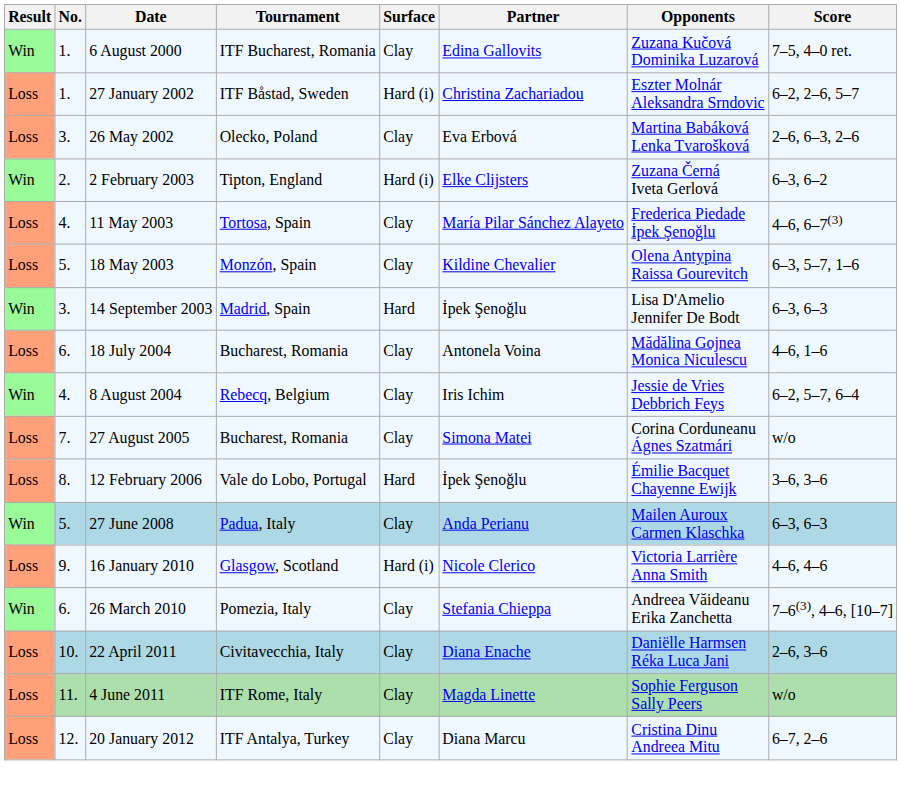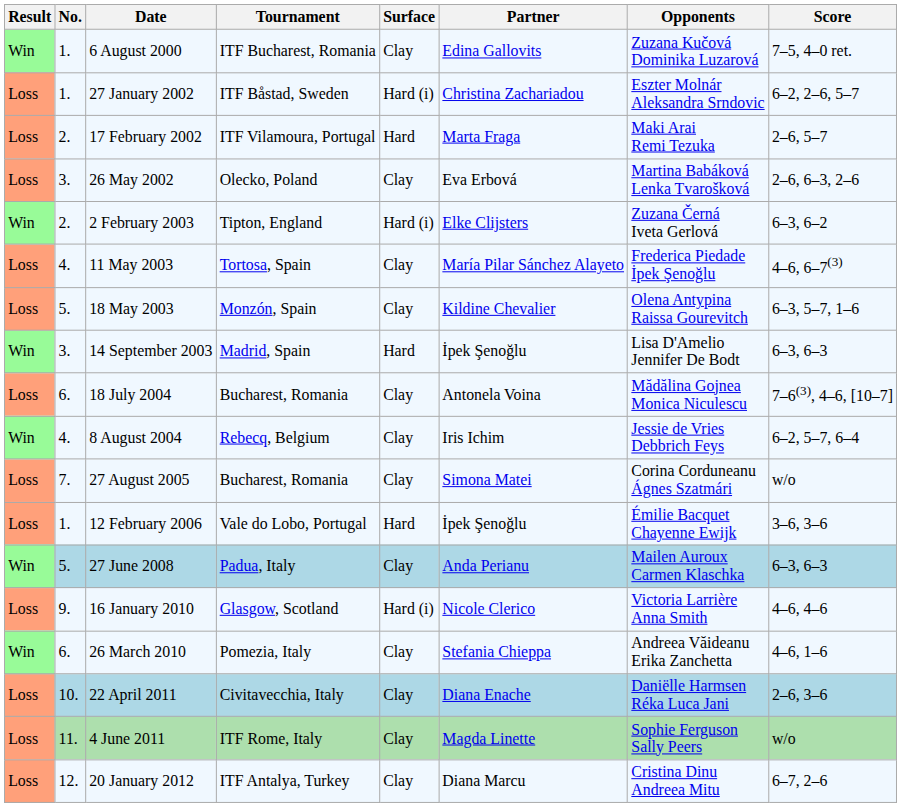+ row: (146, 136)
(800, 351) 4–6, 1–6 -> (832, 394) 7–6(3), 4–6, [10–7]
(65, 480) 8. -> (65, 523) 1.
(832, 609) 7–6(3), 4–6, [10–7] -> (800, 652) 4–6, 1–6
